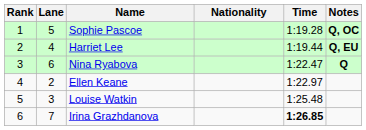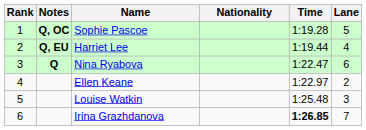columns swapped: (51, 13) <-> (344, 13)
